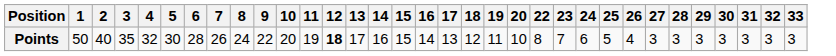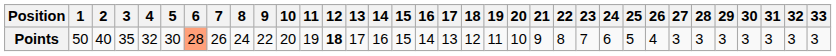+ column: (542, 16)
(196, 39) no background -> (196, 39) lightsalmon background
